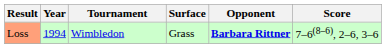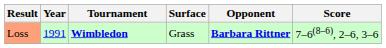(54, 33) 1994 -> (54, 33) 1991
(98, 33) normal -> (99, 33) bold
